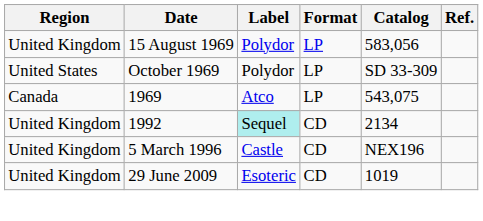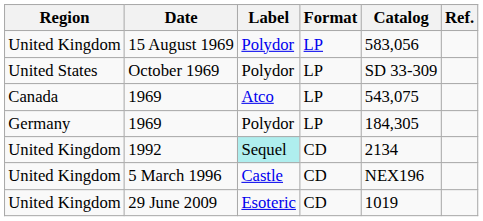+ row: (39, 123)
